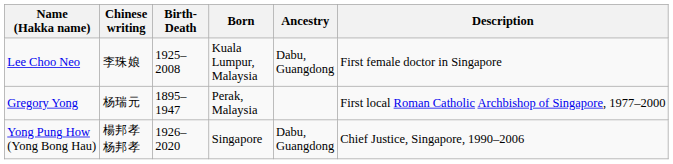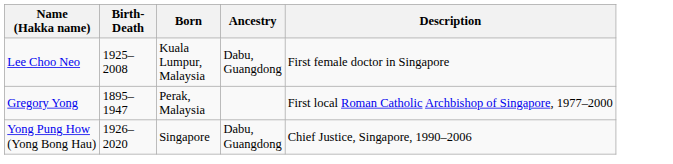- column: (126, 21)
